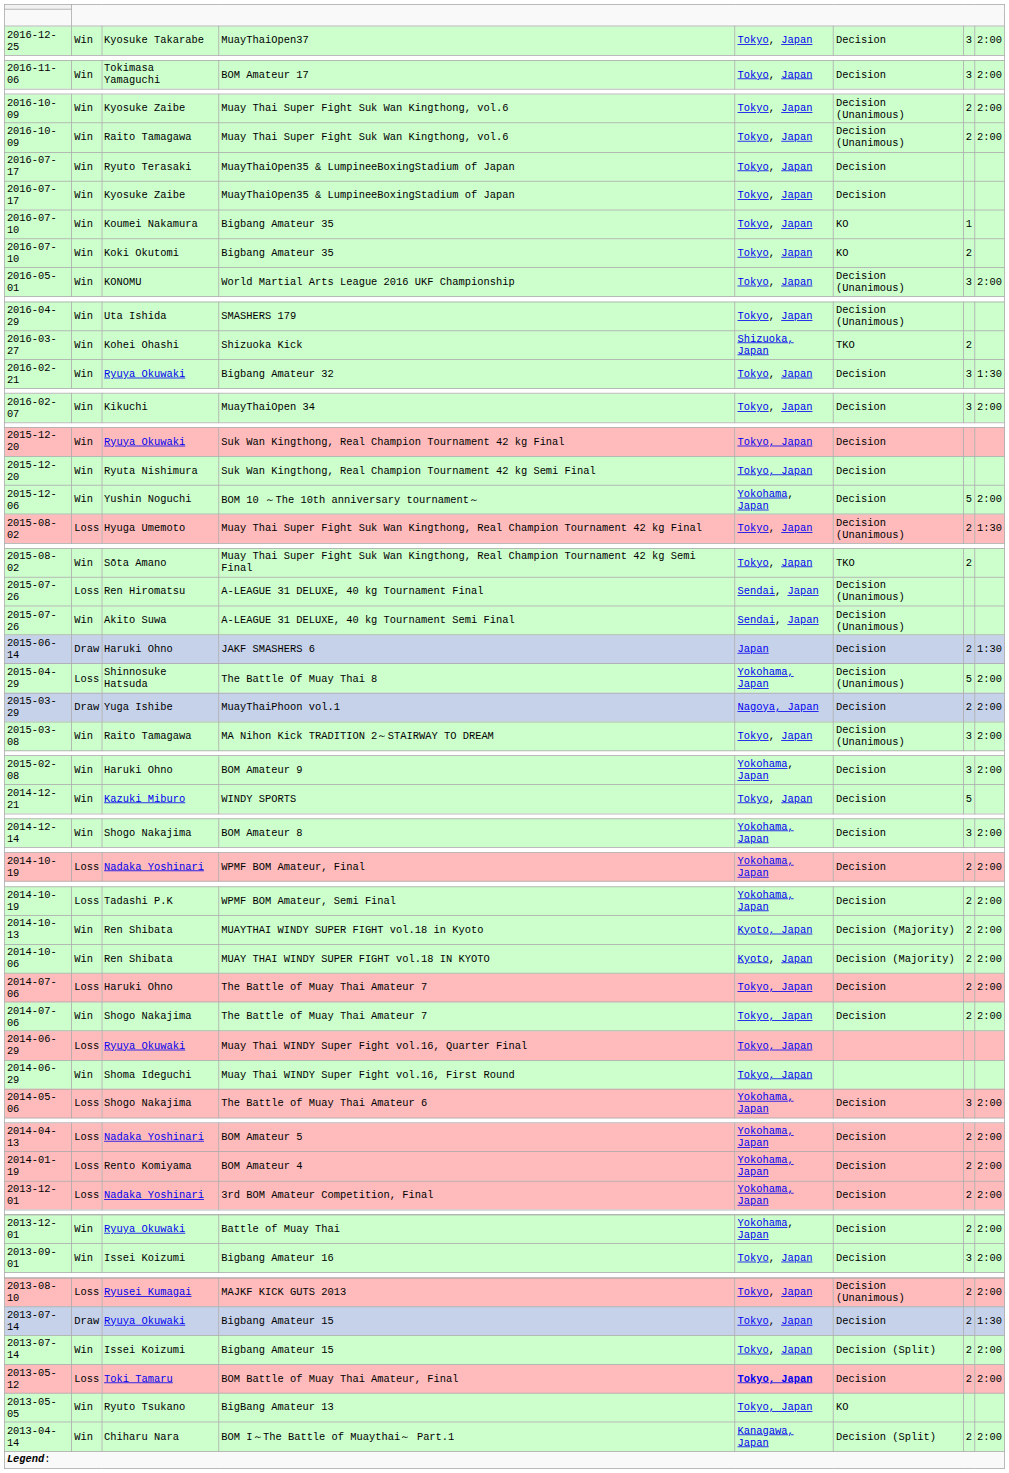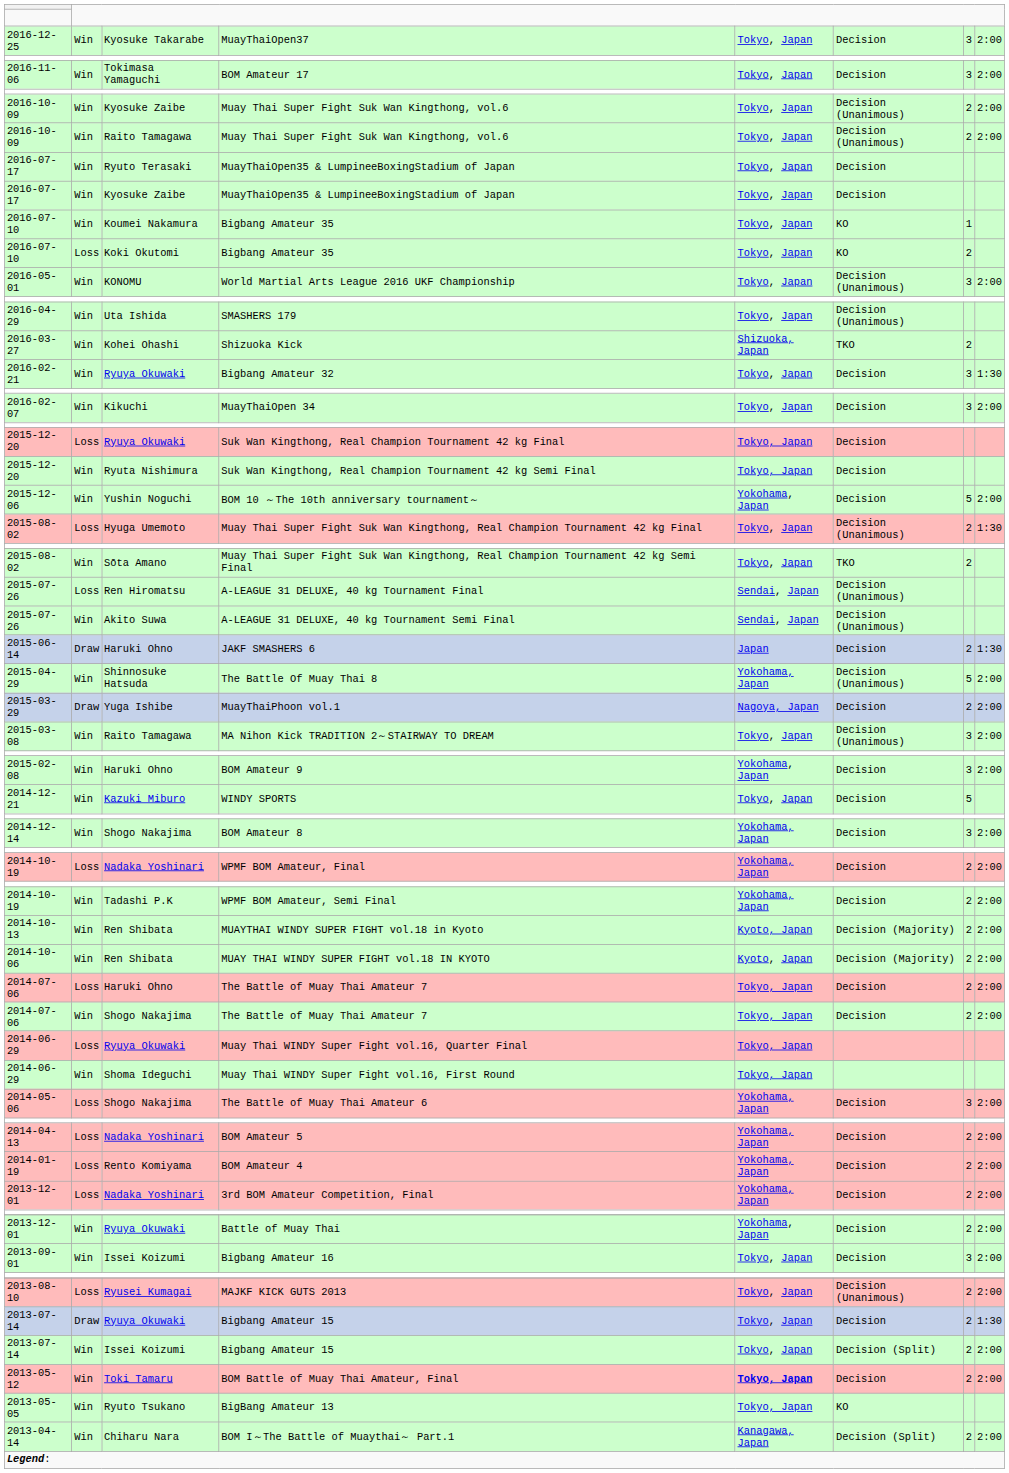(84, 253) Win -> (87, 253) Loss
(84, 442) Win -> (87, 442) Loss
(87, 678) Loss -> (84, 678) Win
(87, 901) Loss -> (84, 901) Win
(87, 1379) Loss -> (84, 1379) Win
